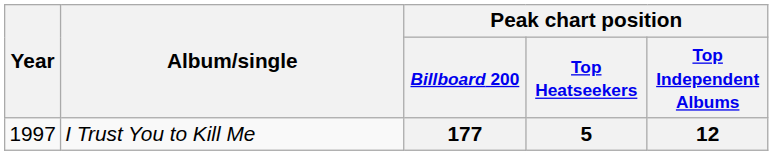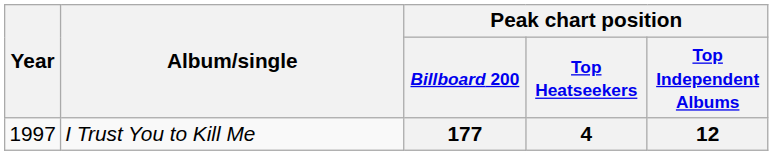(586, 133) 5 -> (586, 133) 4
